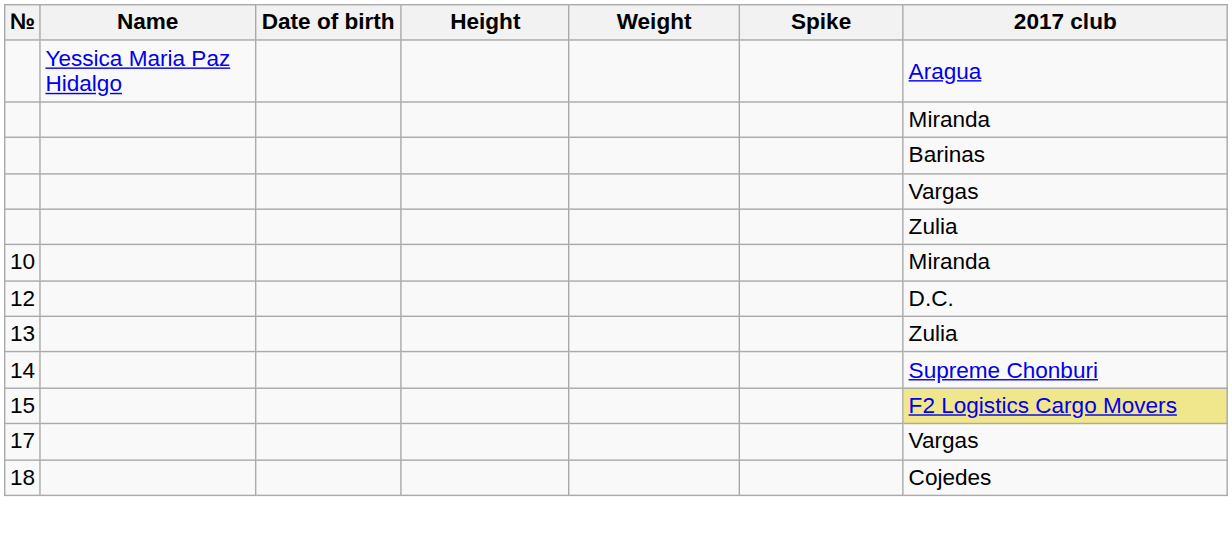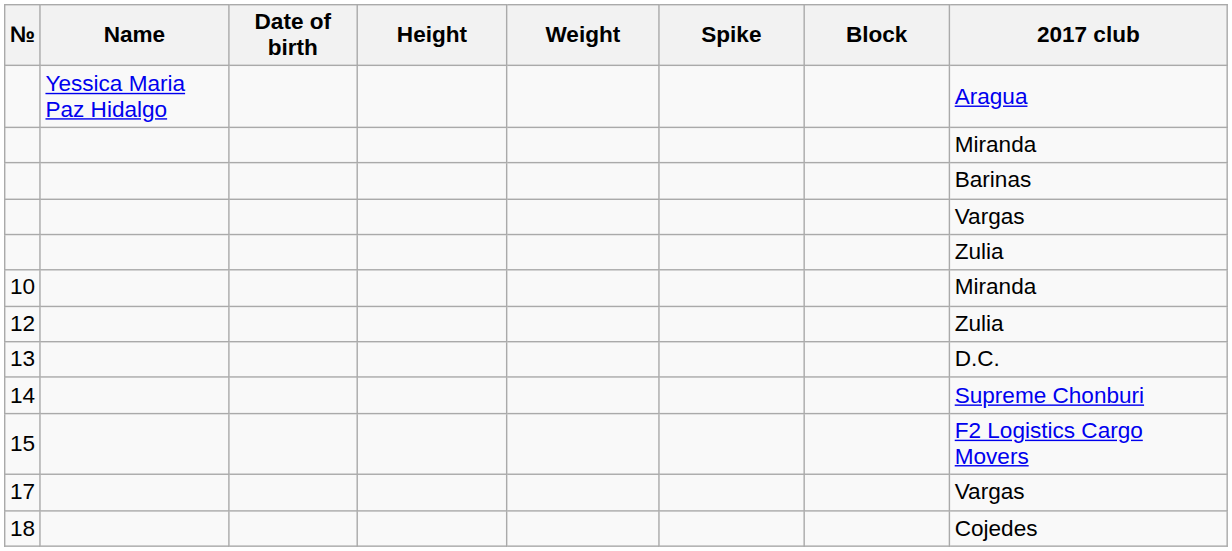+ column: (877, 35)
(931, 298) D.C. -> (979, 323) Zulia
(933, 333) Zulia -> (977, 359) D.C.
(1043, 405) khaki background -> (1049, 443) no background
